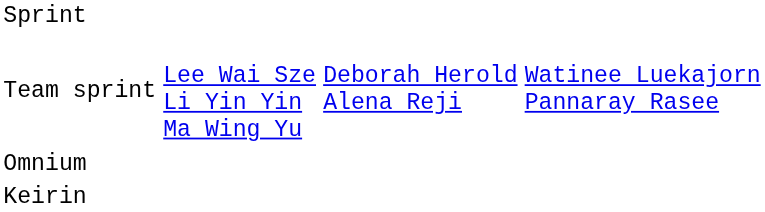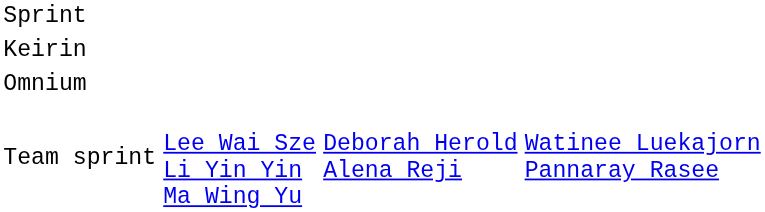rows swapped: (45, 197) <-> (80, 90)
